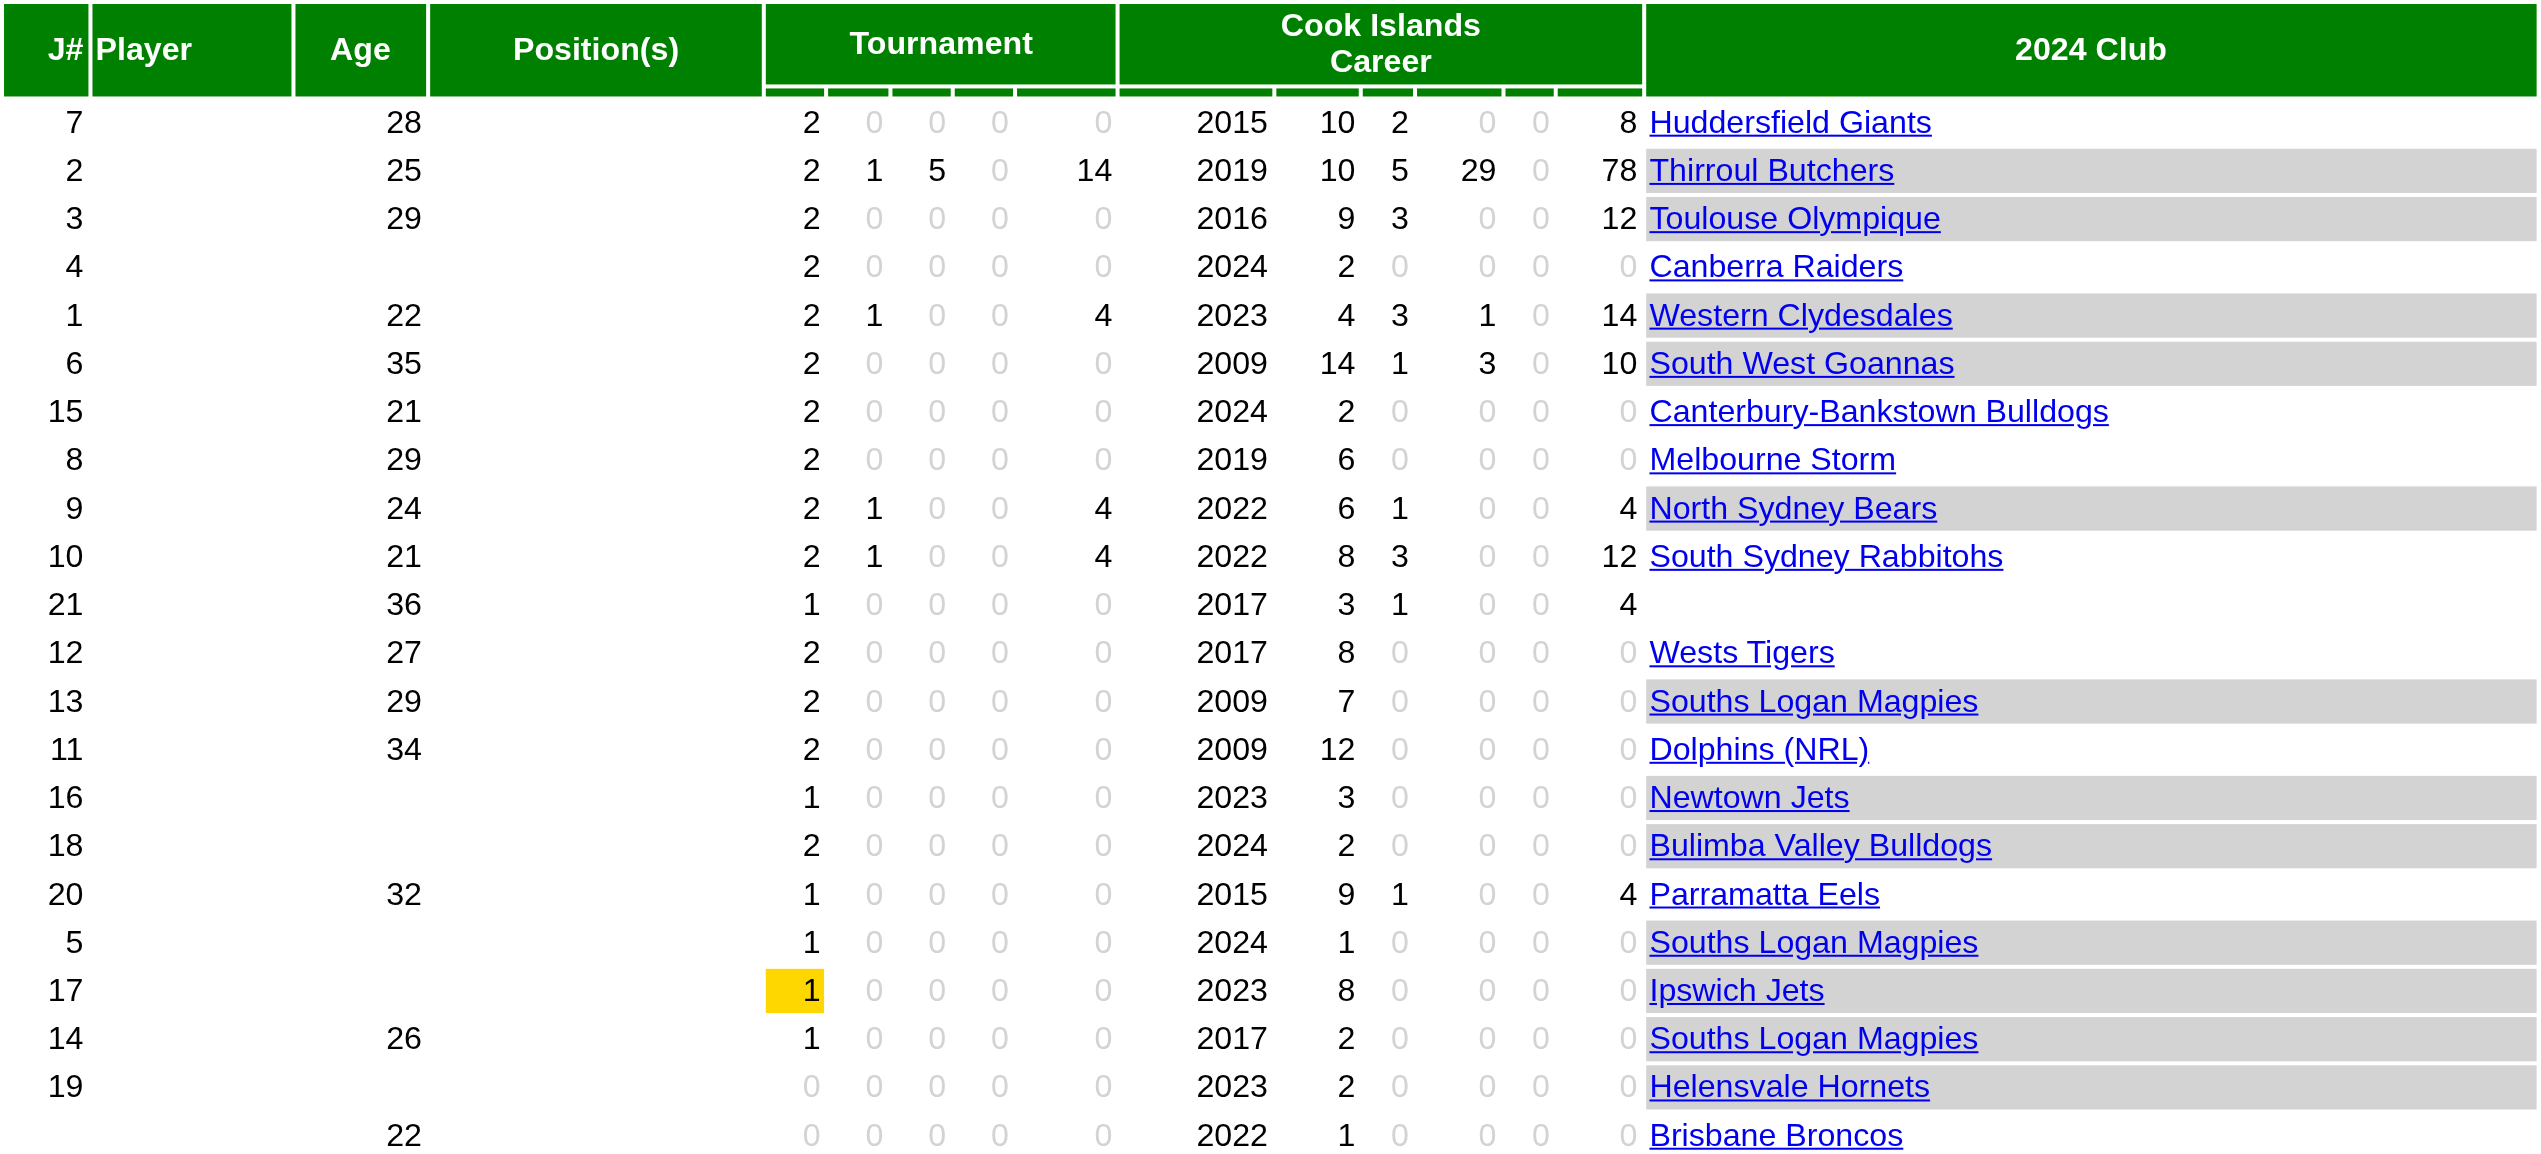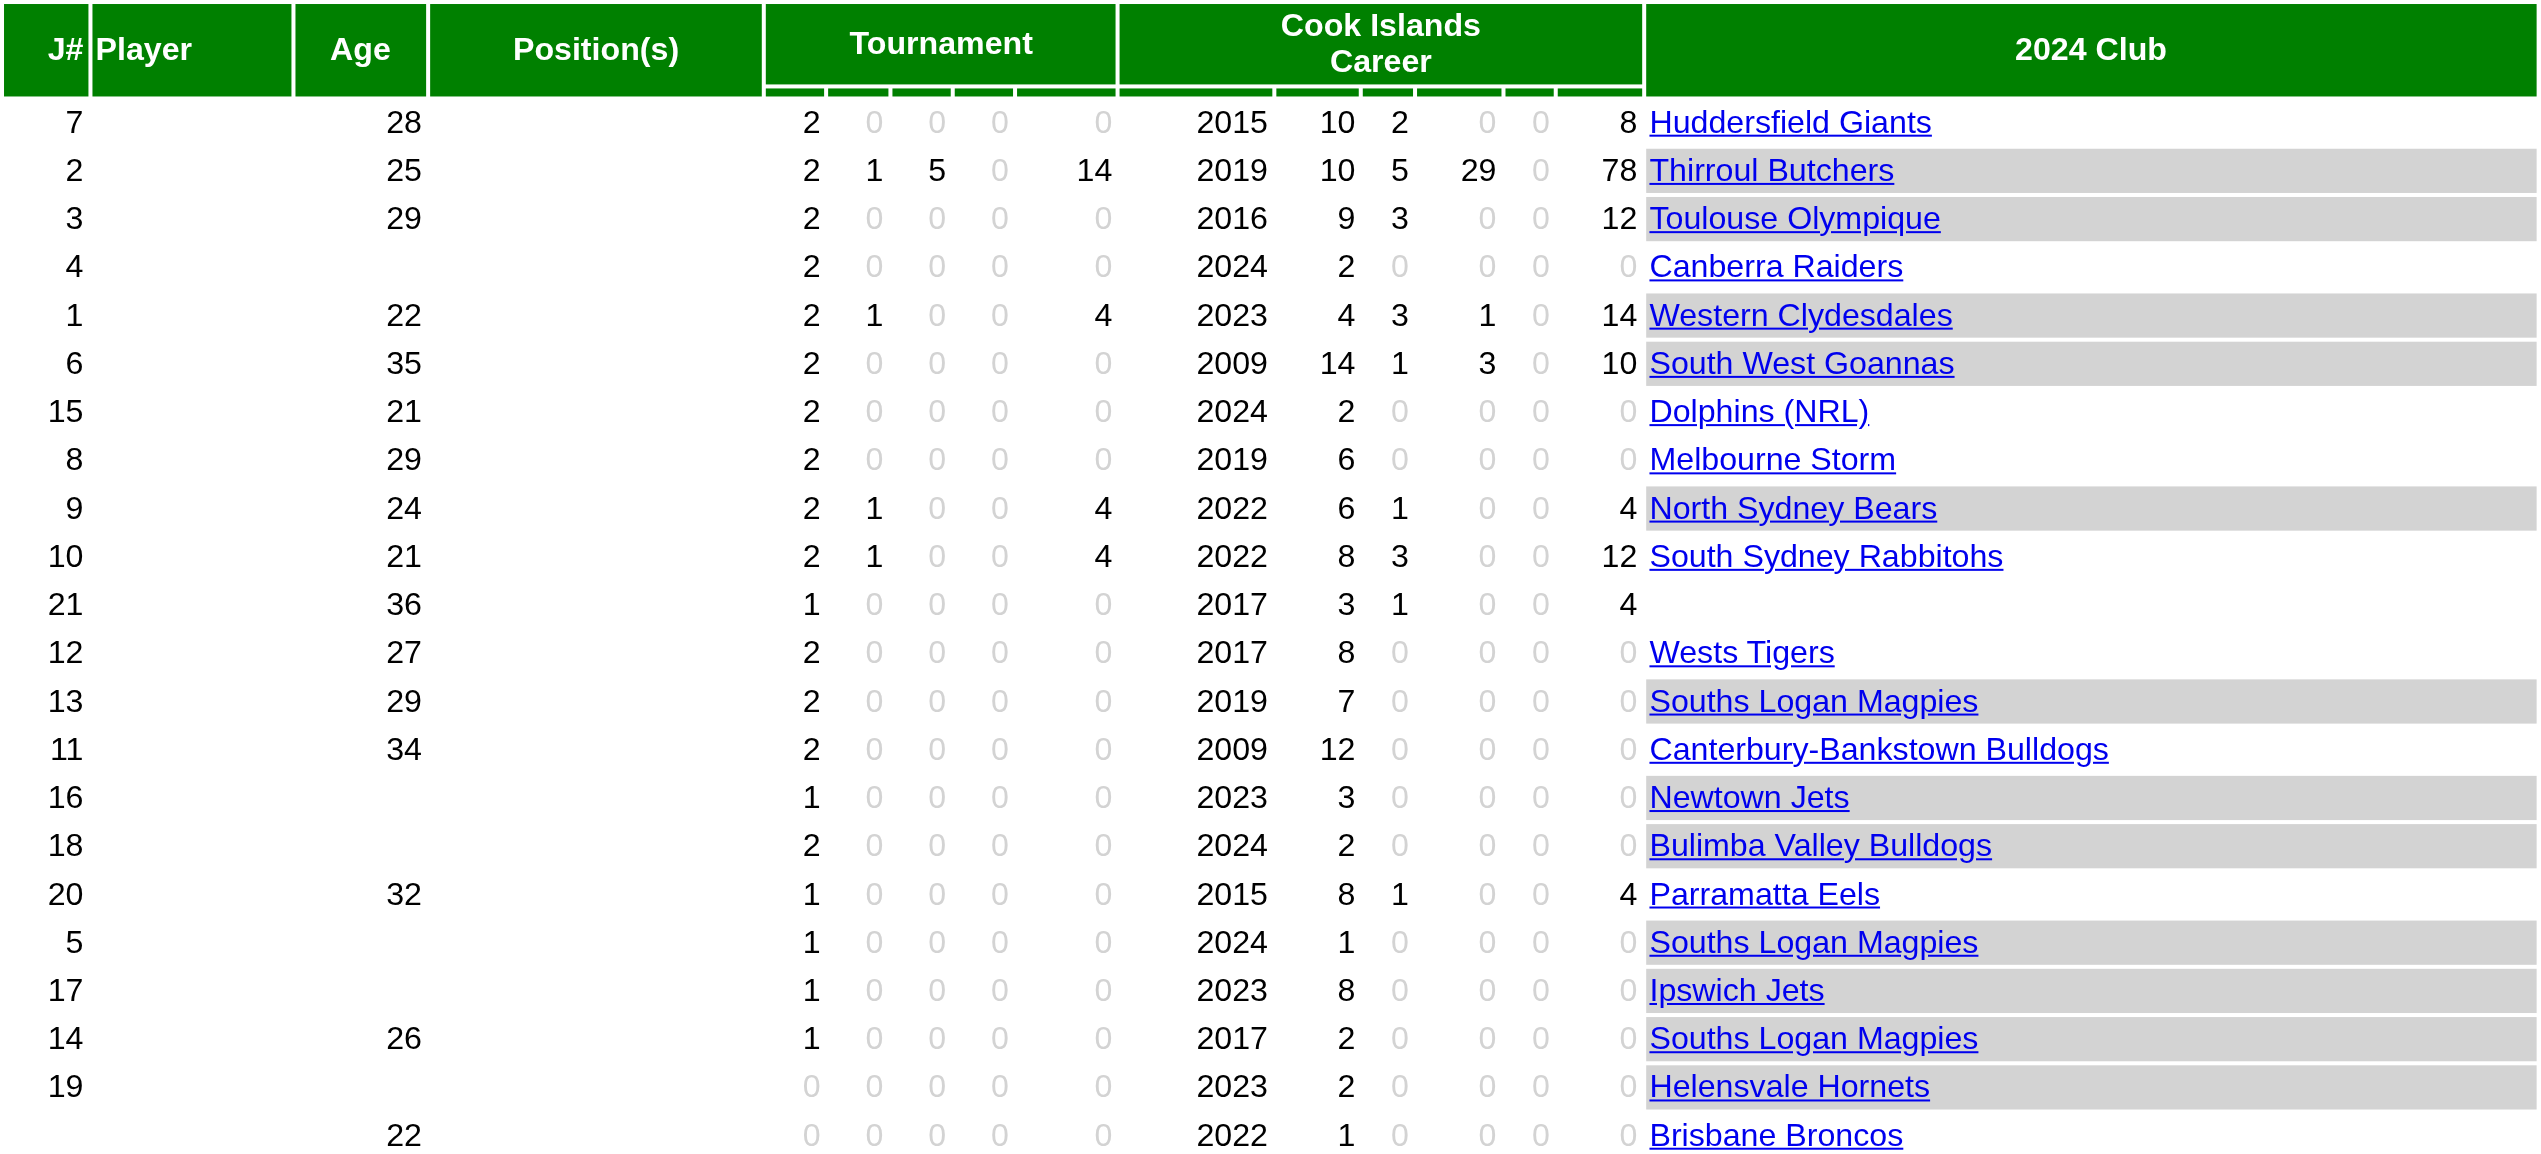(1879, 411) Canterbury-Bankstown Bulldogs -> (1759, 411) Dolphins (NRL)
(1232, 700) 2009 -> (1232, 700) 2019
(1759, 749) Dolphins (NRL) -> (1879, 749) Canterbury-Bankstown Bulldogs
(1347, 893) 9 -> (1347, 893) 8
(812, 990) gold background -> (812, 990) no background
